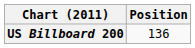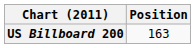(159, 34) 136 -> (159, 34) 163
